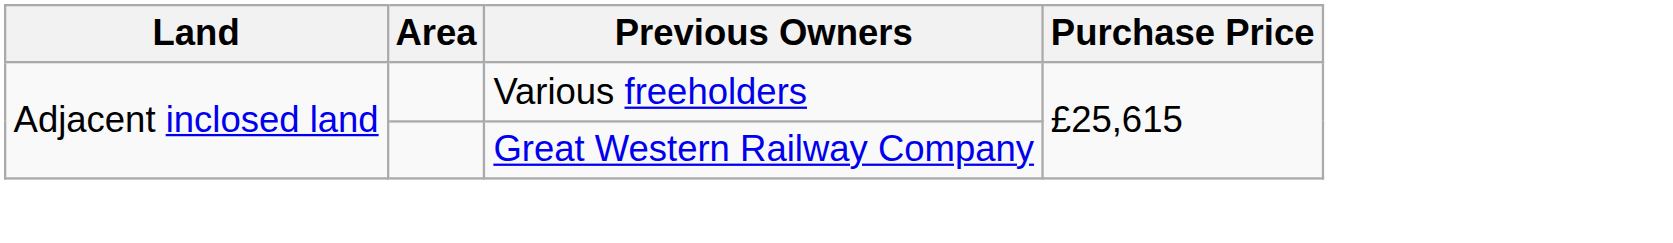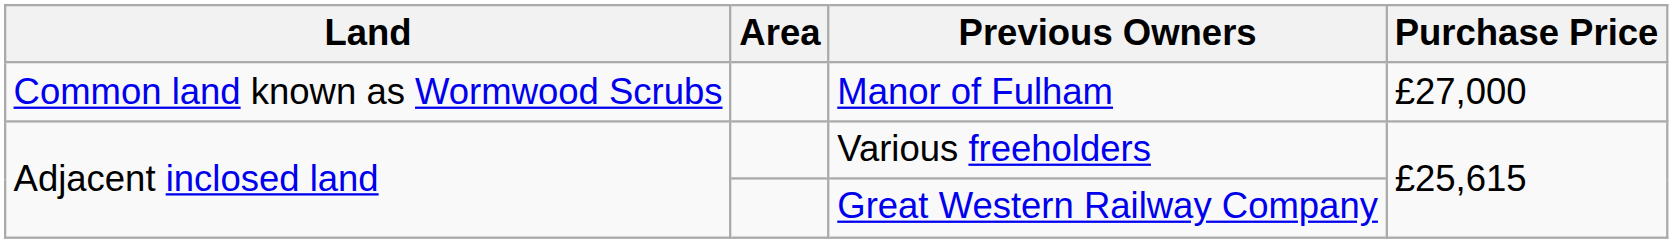+ row: (975, 91)
